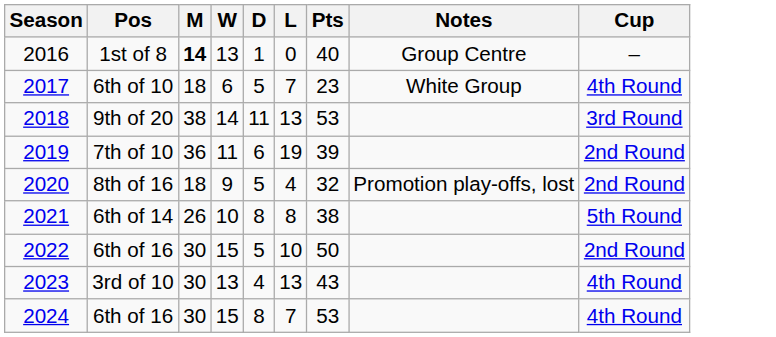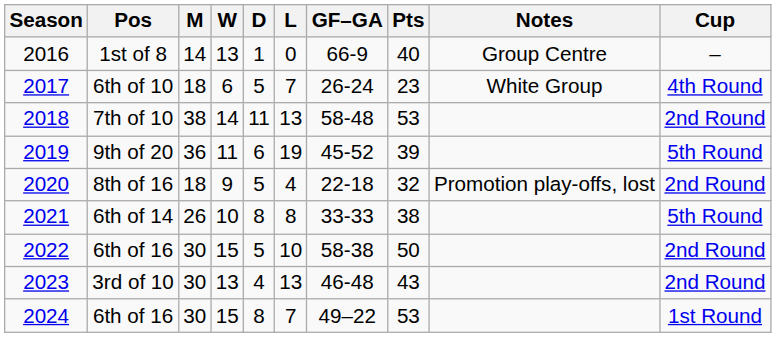+ column: (347, 20)
(195, 53) bold -> (195, 53) normal
(133, 119) 9th of 20 -> (133, 119) 7th of 10
(634, 119) 3rd Round -> (715, 119) 2nd Round
(133, 151) 7th of 10 -> (133, 151) 9th of 20
(634, 151) 2nd Round -> (715, 151) 5th Round
(634, 282) 4th Round -> (715, 282) 2nd Round
(634, 315) 4th Round -> (715, 315) 1st Round
